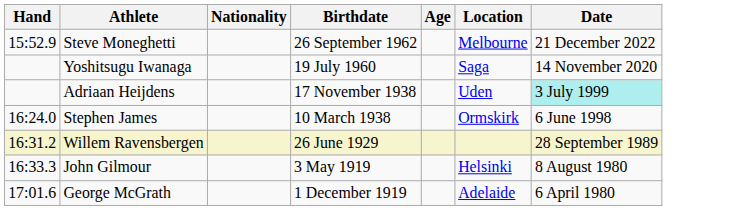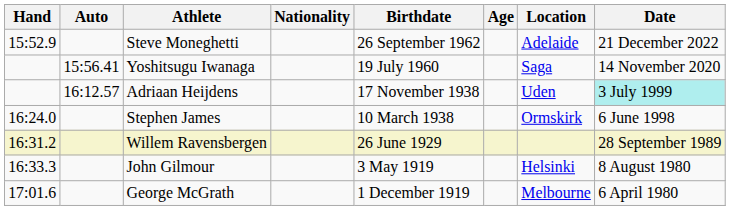+ column: (91, 17)
(493, 42) Melbourne -> (550, 42) Adelaide
(487, 192) Adelaide -> (556, 192) Melbourne
